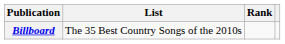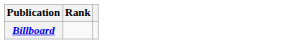- column: (153, 13)
